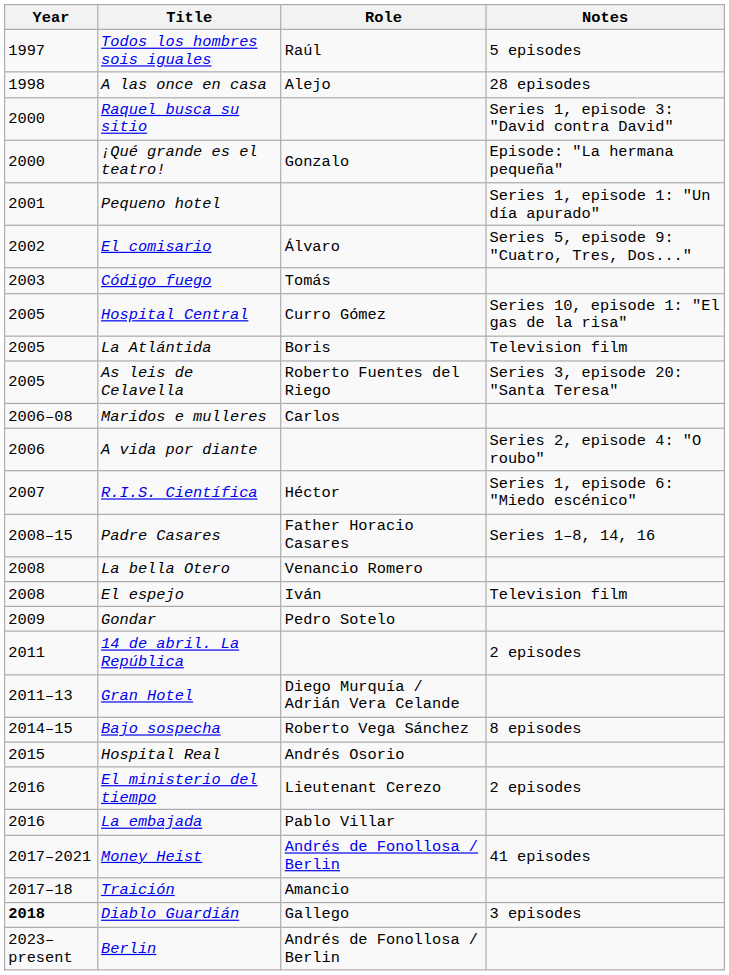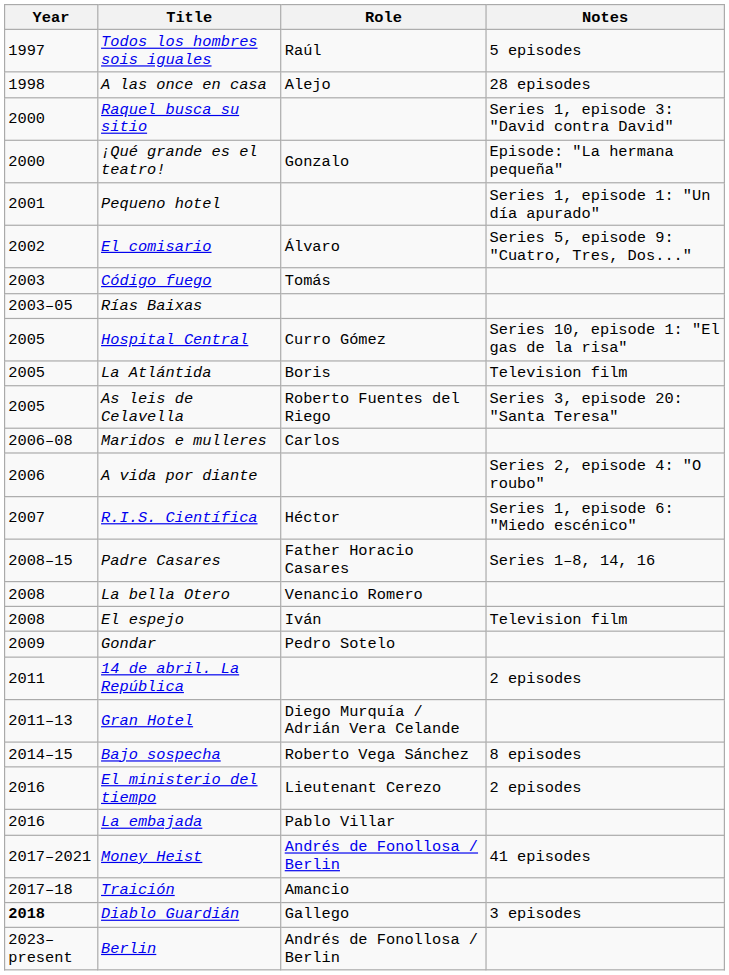+ row: (152, 306)
- row: (161, 755)
